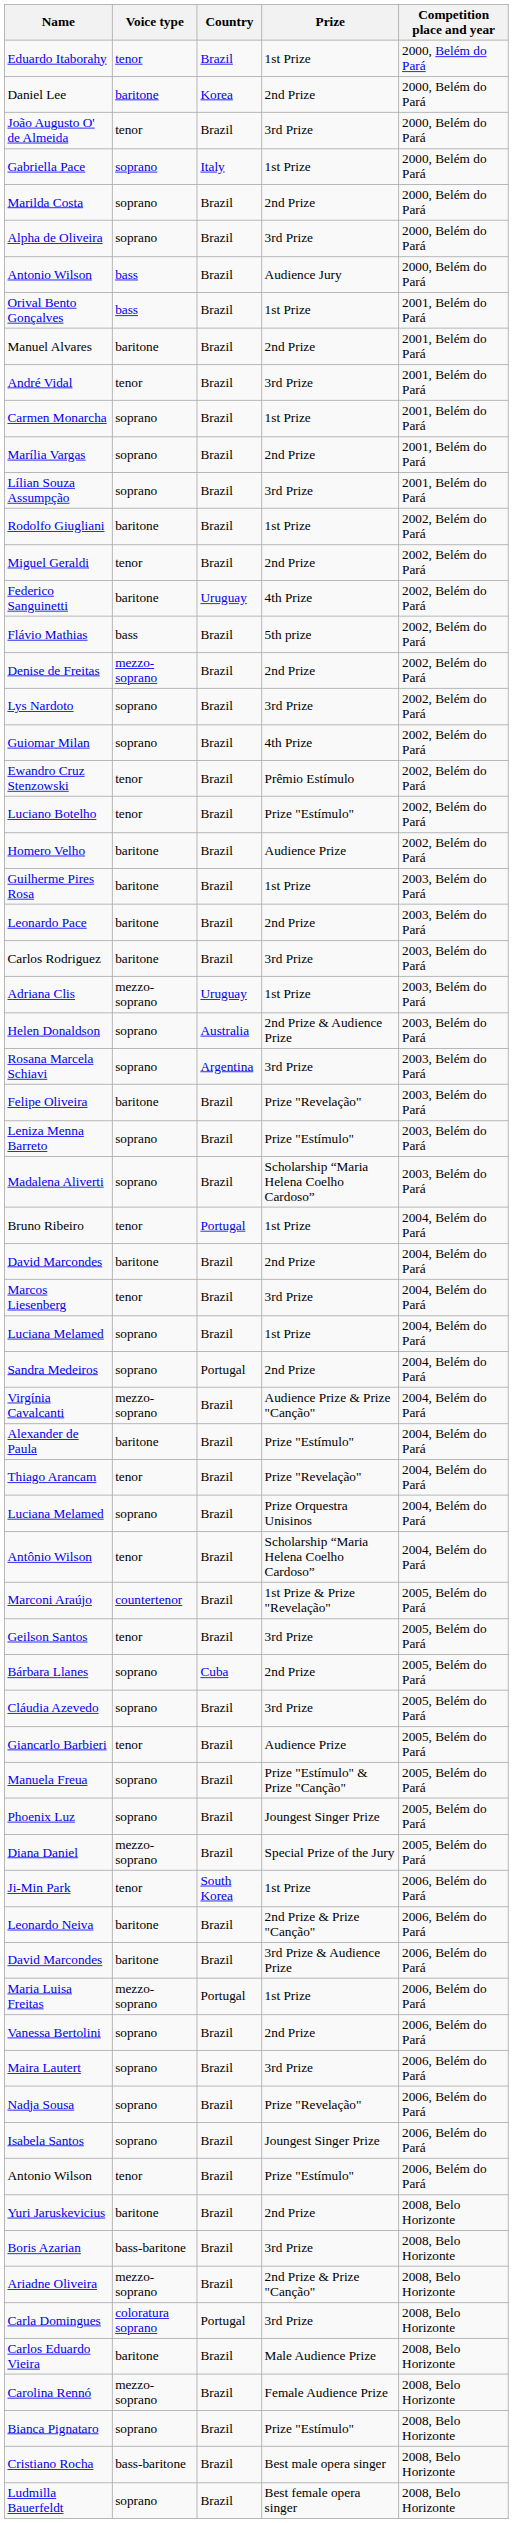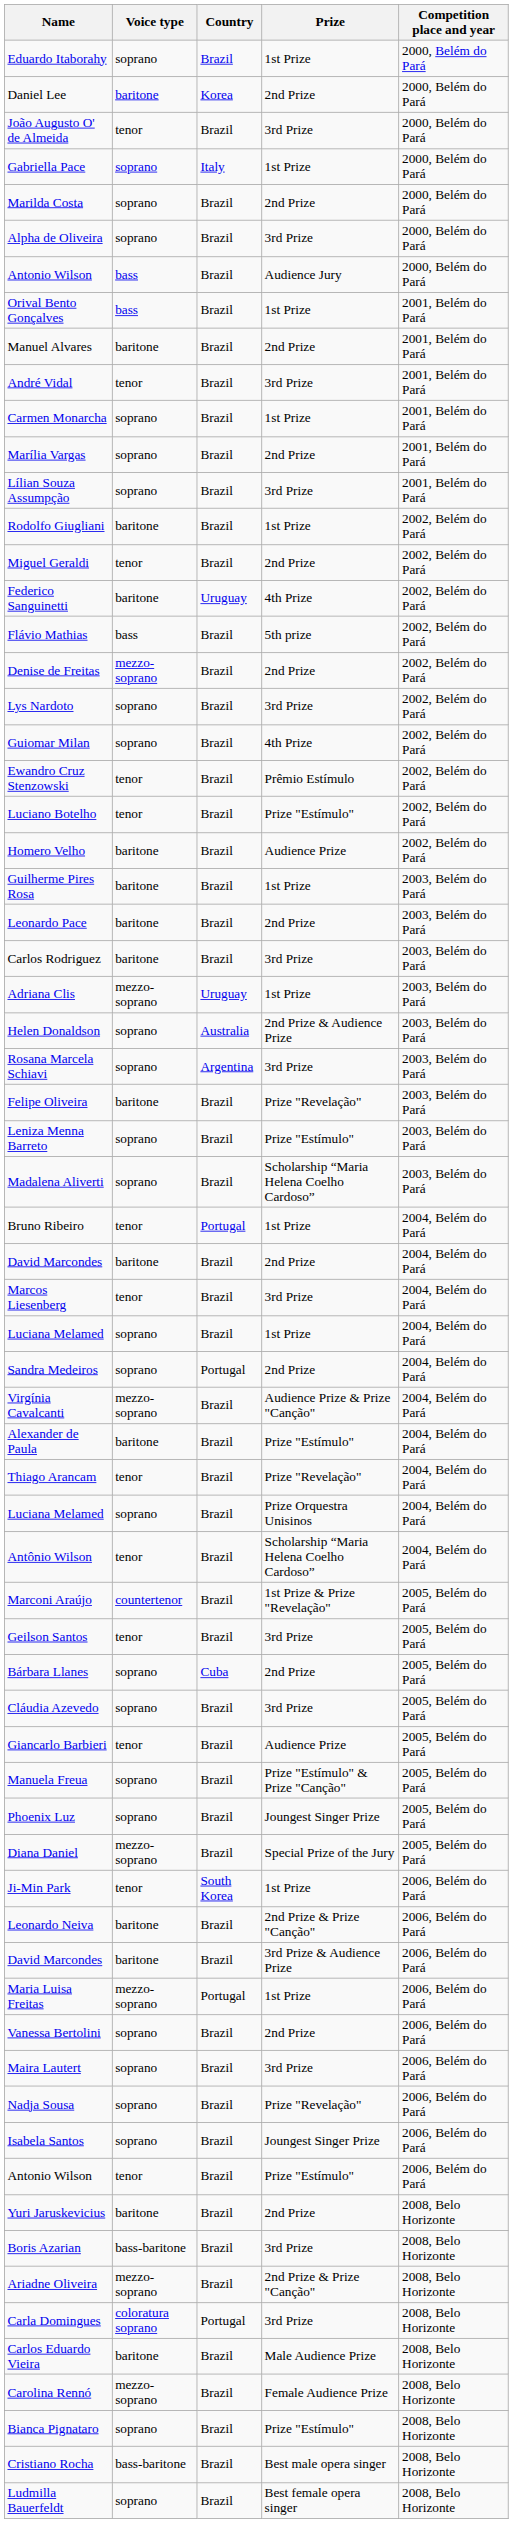(129, 58) tenor -> (136, 58) soprano
